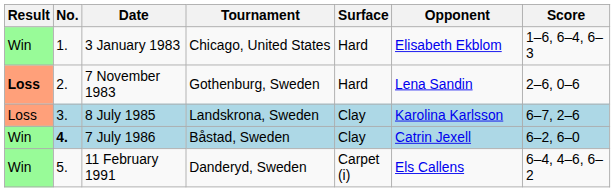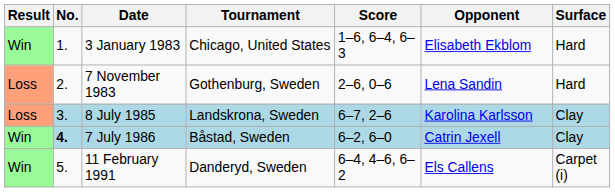columns swapped: (363, 15) <-> (566, 15)
(24, 84) bold -> (22, 84) normal
